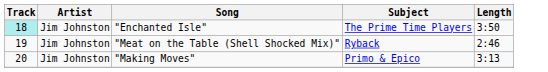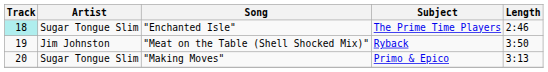(75, 28) Jim Johnston -> (89, 28) Sugar Tongue Slim
(488, 28) 3:50 -> (517, 28) 2:46
(488, 44) 2:46 -> (517, 44) 3:50
(75, 59) Jim Johnston -> (89, 59) Sugar Tongue Slim
